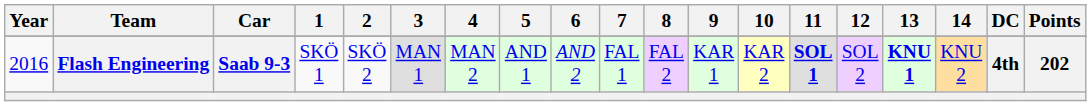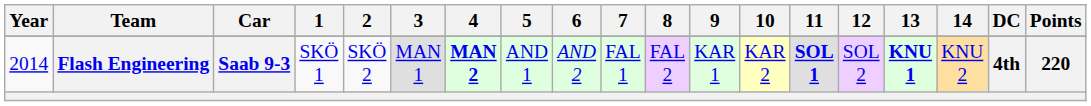(29, 63) 2016 -> (29, 63) 2014
(473, 63) normal -> (473, 63) bold
(1055, 63) 202 -> (1056, 63) 220
